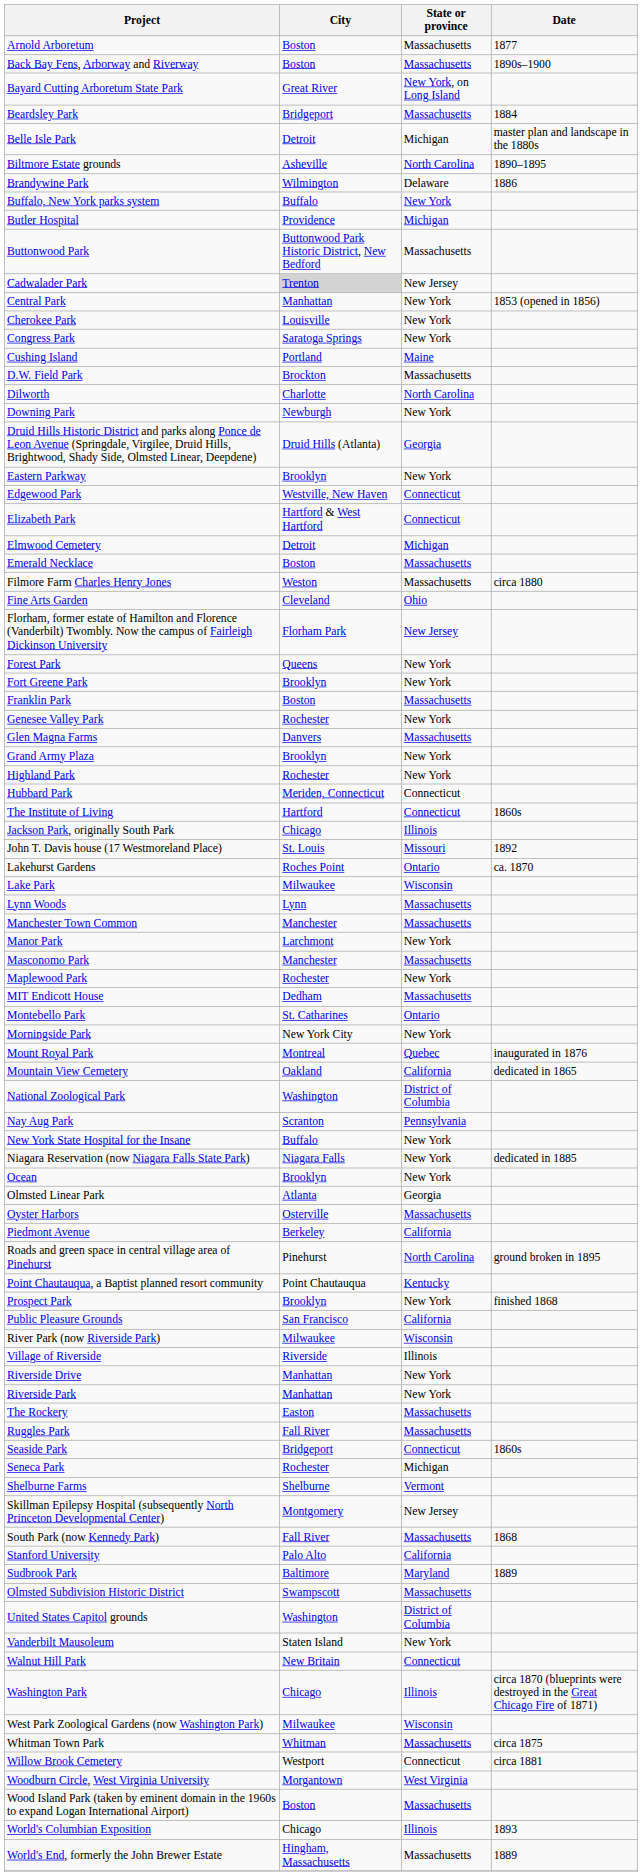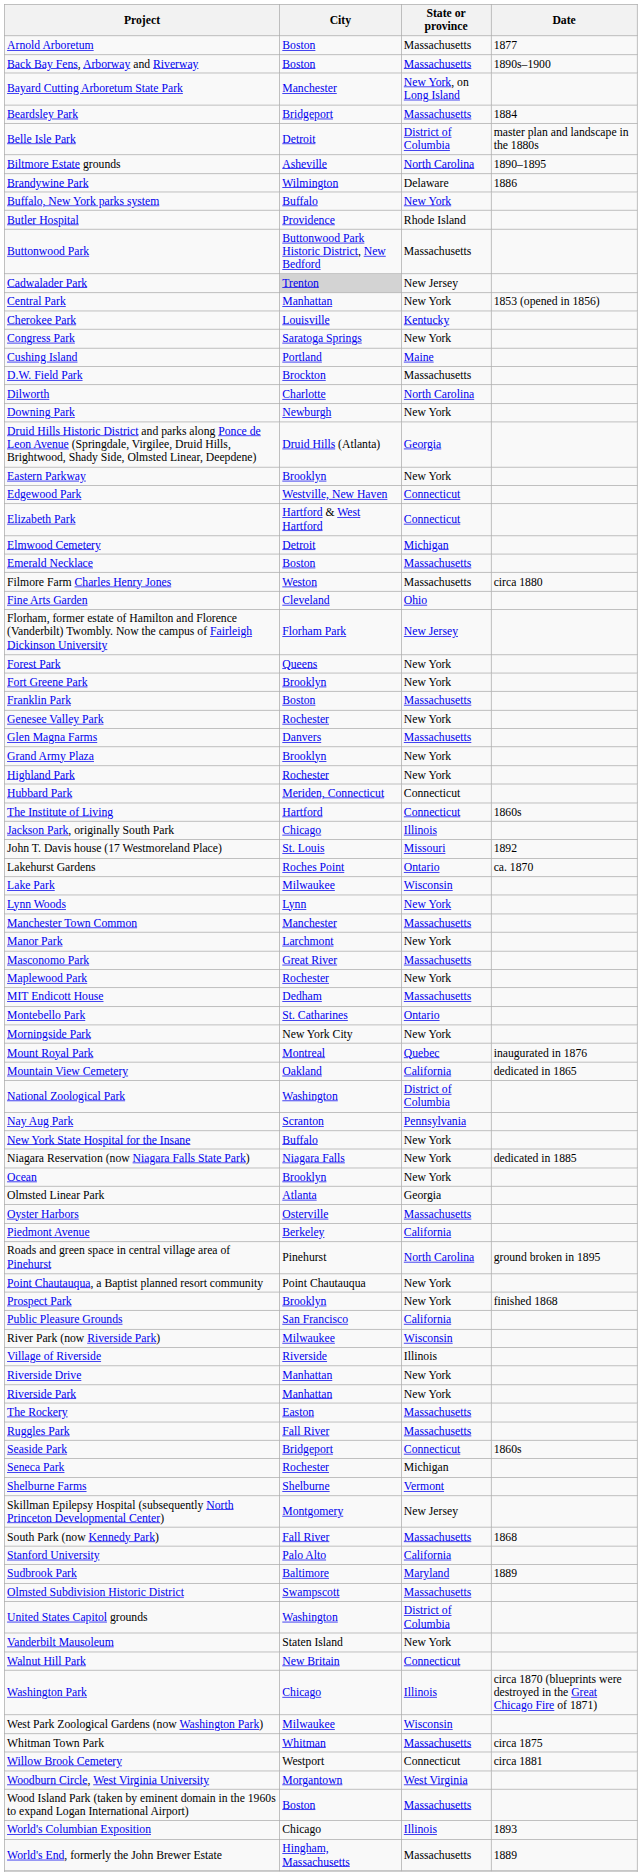(310, 89) Great River -> (310, 89) Manchester
(426, 139) Michigan -> (428, 139) District of Columbia
(426, 219) Michigan -> (435, 219) Rhode Island
(428, 320) New York -> (427, 320) Kentucky
(438, 904) Massachusetts -> (428, 904) New York
(310, 960) Manchester -> (310, 960) Great River
(427, 1282) Kentucky -> (428, 1282) New York
